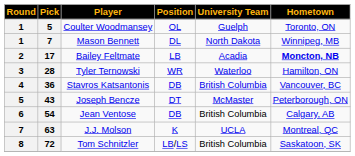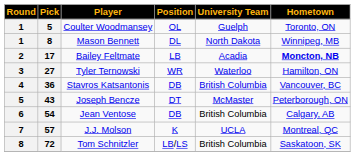(50, 41) 7 -> (50, 41) 8
(50, 71) 28 -> (50, 71) 27
(50, 129) 63 -> (50, 129) 57
